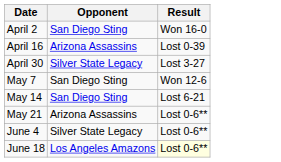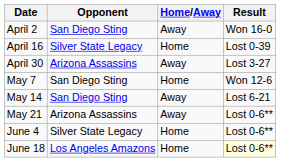+ column: (191, 13)
(93, 47) Arizona Assassins -> (96, 47) Silver State Legacy
(96, 64) Silver State Legacy -> (93, 64) Arizona Assassins
